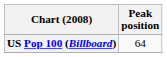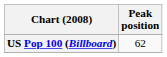(140, 43) 64 -> (140, 43) 62
